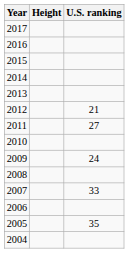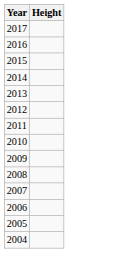- column: (94, 12)
